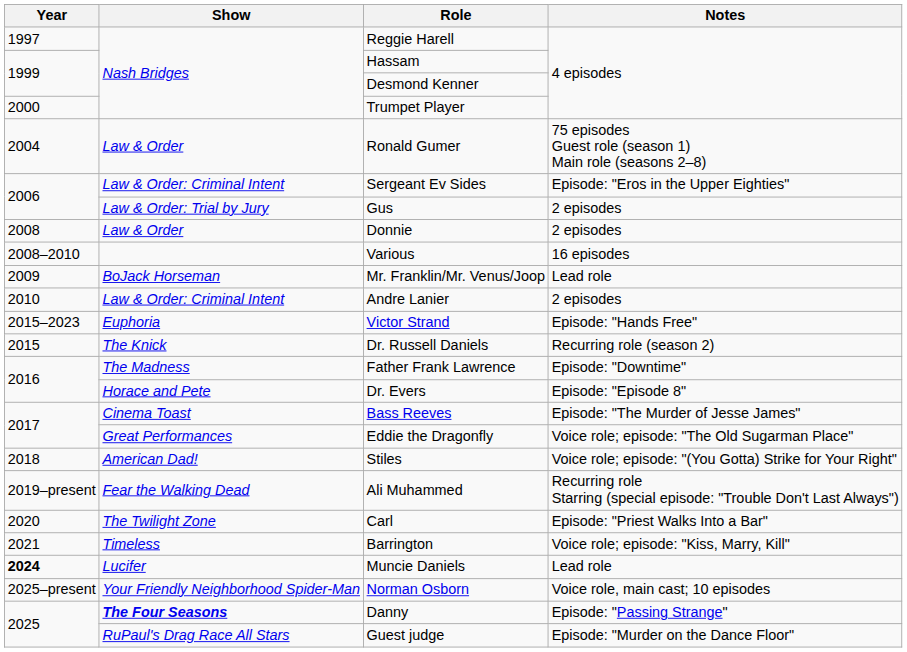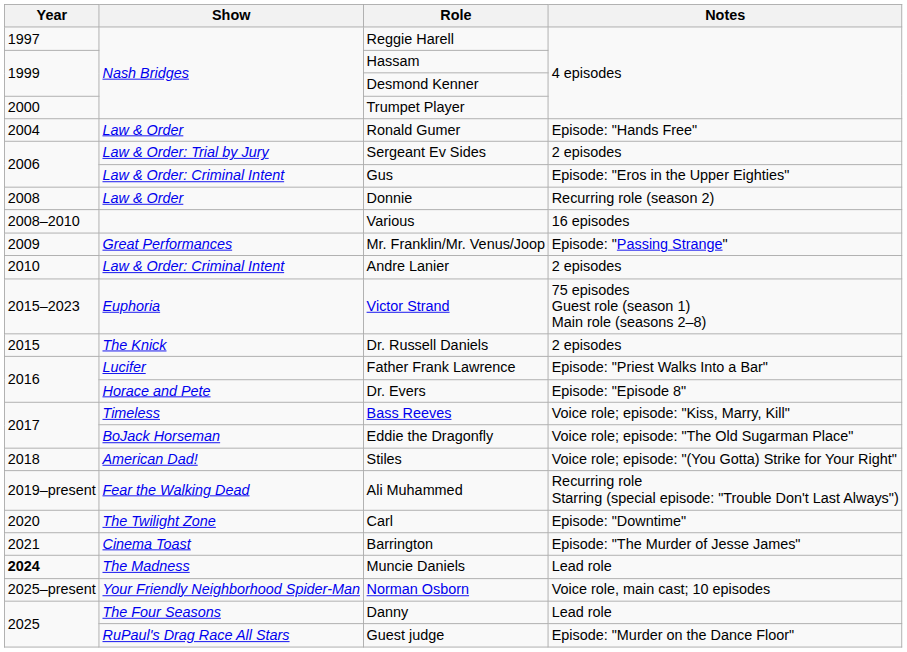(629, 146) 75 episodes Guest role (season 1) Main role (seasons 2–8) -> (624, 130) Episode: "Hands Free"
(193, 185) Law & Order: Criminal Intent -> (186, 152) Law & Order: Trial by Jury
(670, 185) Episode: "Eros in the Upper Eighties" -> (587, 152) 2 episodes
(186, 208) Law & Order: Trial by Jury -> (193, 175) Law & Order: Criminal Intent
(587, 208) 2 episodes -> (670, 175) Episode: "Eros in the Upper Eighties"
(587, 231) 2 episodes -> (633, 198) Recurring role (season 2)
(161, 276) BoJack Horseman -> (167, 244) Great Performances
(582, 276) Lead role -> (640, 244) Episode: "Passing Strange"
(624, 322) Episode: "Hands Free" -> (629, 306) 75 episodes Guest role (season 1) Main role (seasons 2–8)
(633, 345) Recurring role (season 2) -> (587, 345) 2 episodes
(146, 368) The Madness -> (124, 368) Lucifer
(619, 368) Episode: "Downtime" -> (660, 368) Episode: "Priest Walks Into a Bar"
(147, 413) Cinema Toast -> (131, 413) Timeless
(676, 413) Episode: "The Murder of Jesse James" -> (671, 413) Voice role; episode: "Kiss, Marry, Kill"
(167, 436) Great Performances -> (161, 436) BoJack Horseman
(660, 521) Episode: "Priest Walks Into a Bar" -> (619, 521) Episode: "Downtime"
(131, 544) Timeless -> (147, 544) Cinema Toast
(671, 544) Voice role; episode: "Kiss, Marry, Kill" -> (676, 544) Episode: "The Murder of Jesse James"
(124, 566) Lucifer -> (146, 566) The Madness
(165, 612) bold -> (162, 612) normal
(640, 612) Episode: "Passing Strange" -> (582, 612) Lead role
